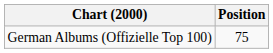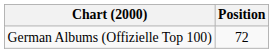(242, 37) 75 -> (242, 37) 72
